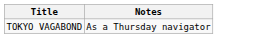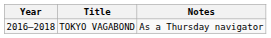+ column: (31, 12)
